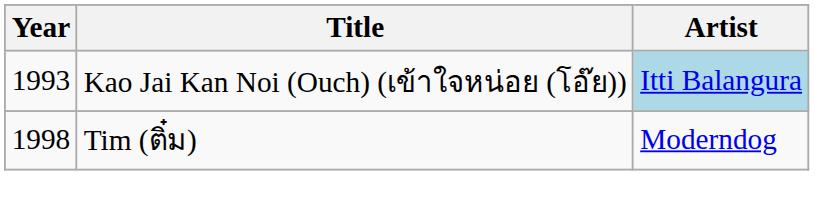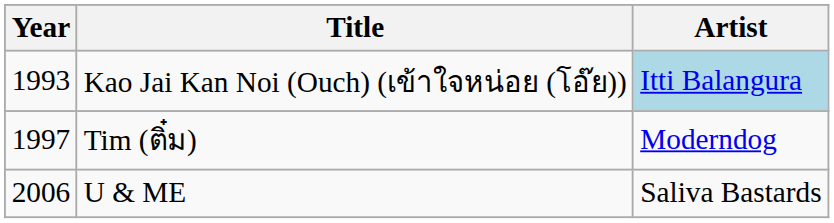(41, 139) 1998 -> (41, 139) 1997
+ row: (135, 192)
